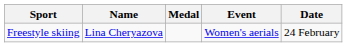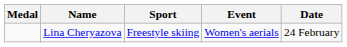columns swapped: (184, 14) <-> (43, 14)
